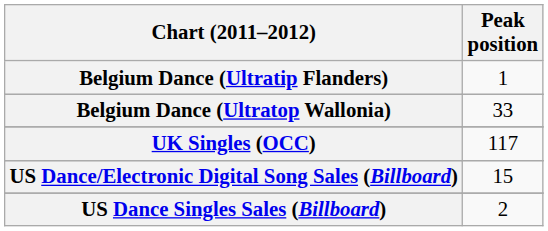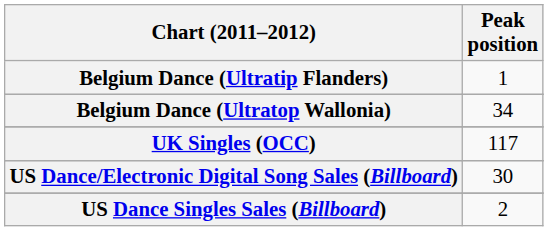(503, 110) 33 -> (503, 110) 34
(503, 176) 15 -> (503, 176) 30
